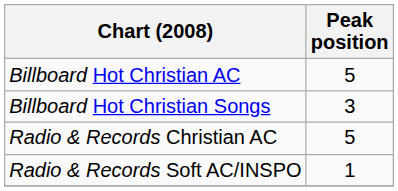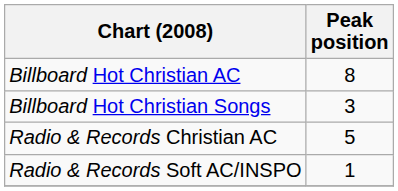(350, 74) 5 -> (350, 74) 8
